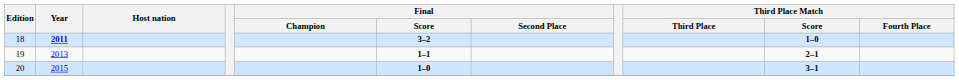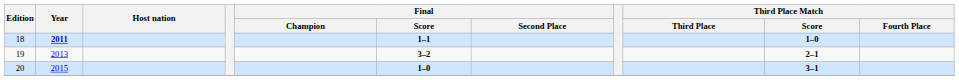(424, 40) 3–2 -> (424, 40) 1–1
(424, 54) 1–1 -> (424, 54) 3–2
